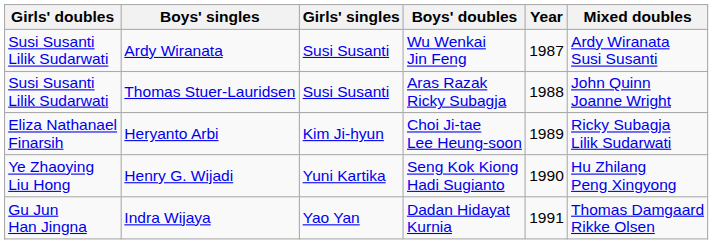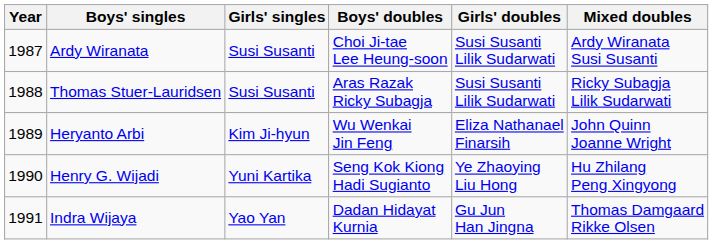columns swapped: (546, 17) <-> (63, 17)
(446, 50) Wu Wenkai Jin Feng -> (390, 50) Choi Ji-tae Lee Heung-soon
(621, 92) John Quinn Joanne Wright -> (621, 92) Ricky Subagja Lilik Sudarwati
(464, 134) Choi Ji-tae Lee Heung-soon -> (372, 134) Wu Wenkai Jin Feng
(621, 134) Ricky Subagja Lilik Sudarwati -> (621, 134) John Quinn Joanne Wright
